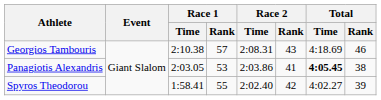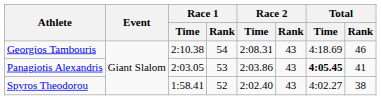(222, 50) 57 -> (222, 50) 54
(291, 68) 41 -> (291, 68) 43
(360, 68) 38 -> (360, 68) 41
(222, 86) 55 -> (222, 86) 52
(291, 86) 42 -> (291, 86) 43
(360, 86) 39 -> (360, 86) 38
